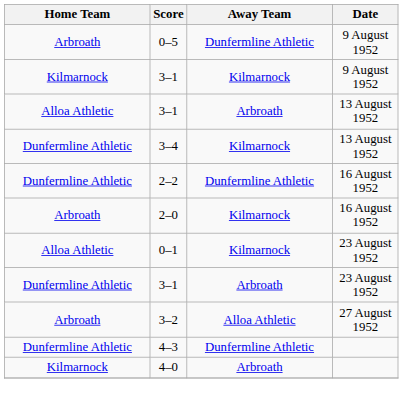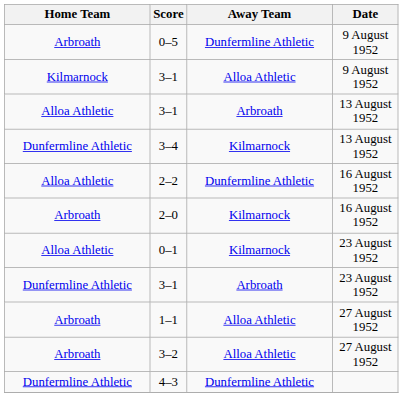(259, 76) Kilmarnock -> (259, 76) Alloa Athletic
(77, 180) Dunfermline Athletic -> (77, 180) Alloa Athletic
+ row: (168, 319)
- row: (168, 367)
